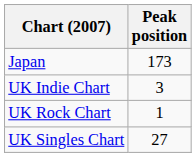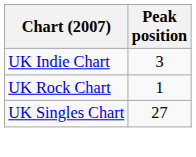- row: (27, 61)
